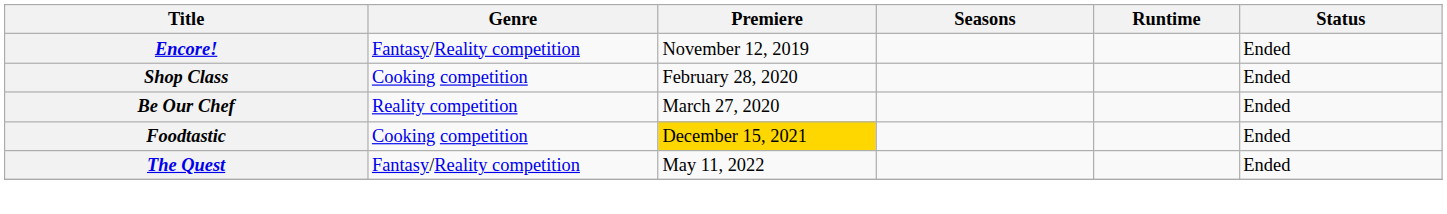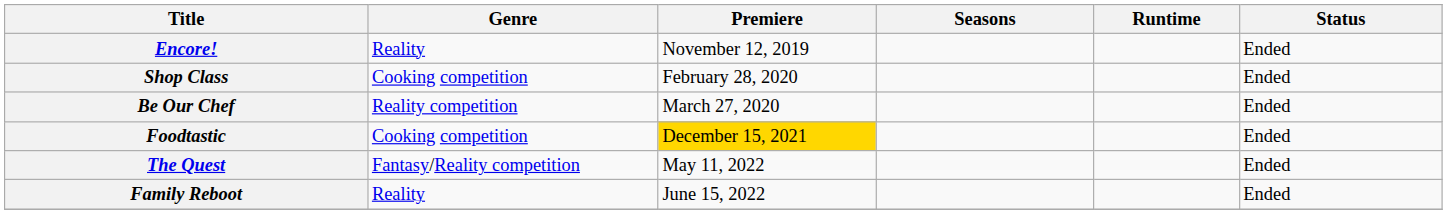(476, 48) Fantasy/Reality competition -> (398, 48) Reality
+ row: (186, 194)
